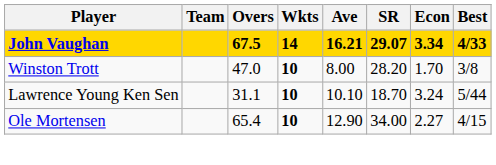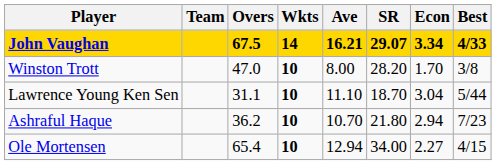(344, 95) 10.10 -> (344, 95) 11.10
(429, 95) 3.24 -> (429, 95) 3.04
+ row: (60, 120)
(344, 120) 12.90 -> (344, 146) 12.94
